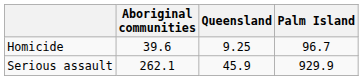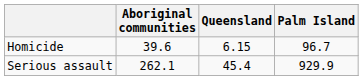(237, 47) 9.25 -> (237, 47) 6.15
(237, 66) 45.9 -> (237, 66) 45.4
